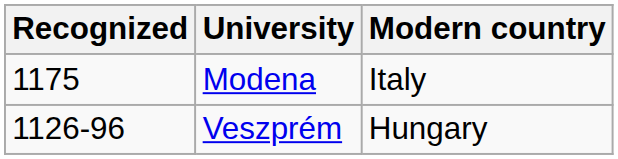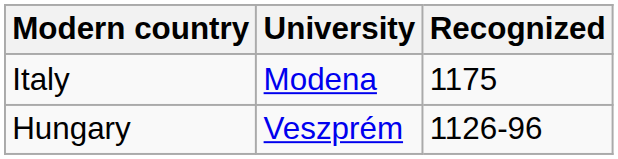columns swapped: (100, 29) <-> (487, 29)
